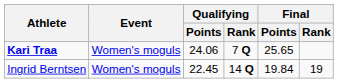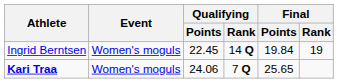rows swapped: (47, 69) <-> (32, 51)
